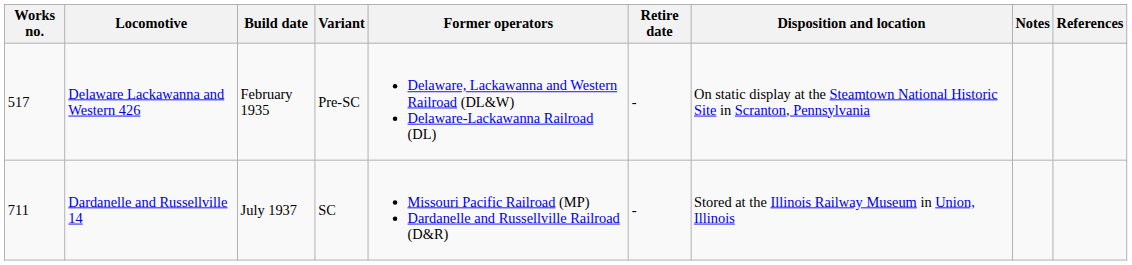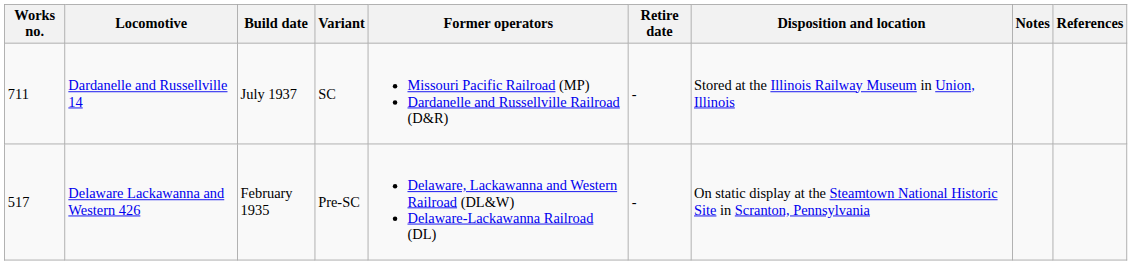rows swapped: (146, 101) <-> (148, 210)
